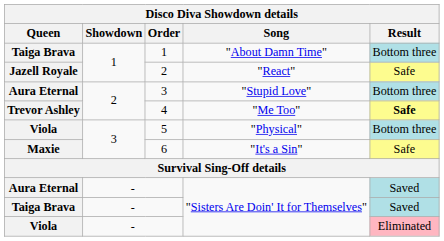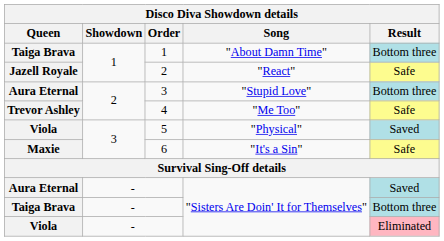(404, 110) bold -> (404, 110) normal
(404, 129) Bottom three -> (404, 129) Saved
(404, 206) Saved -> (404, 206) Bottom three
